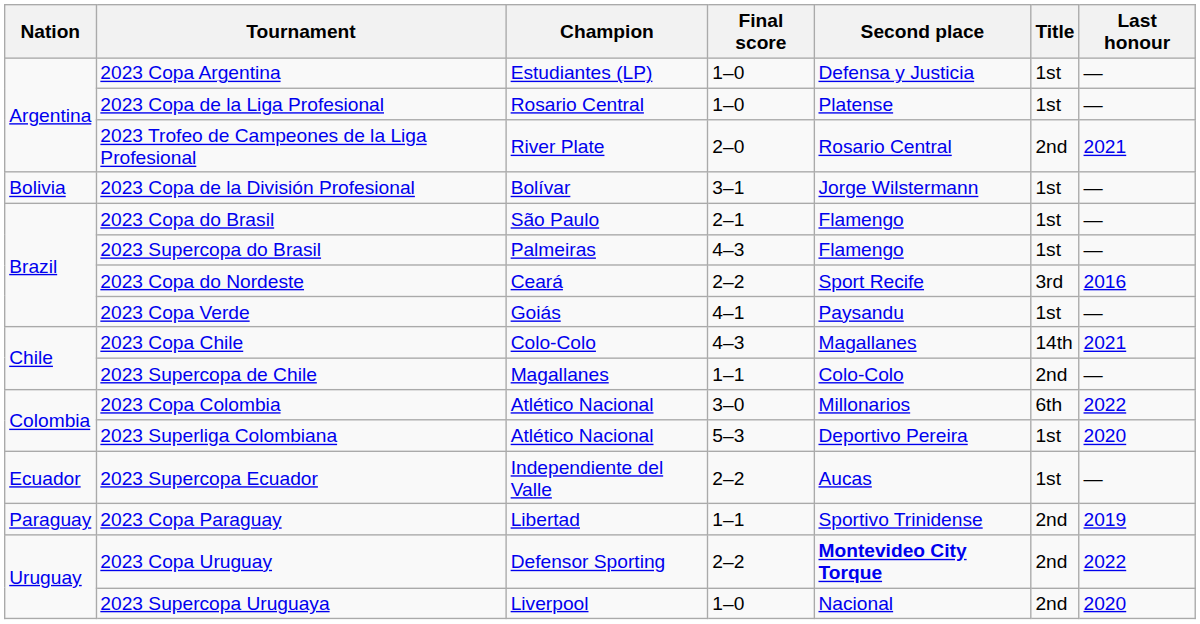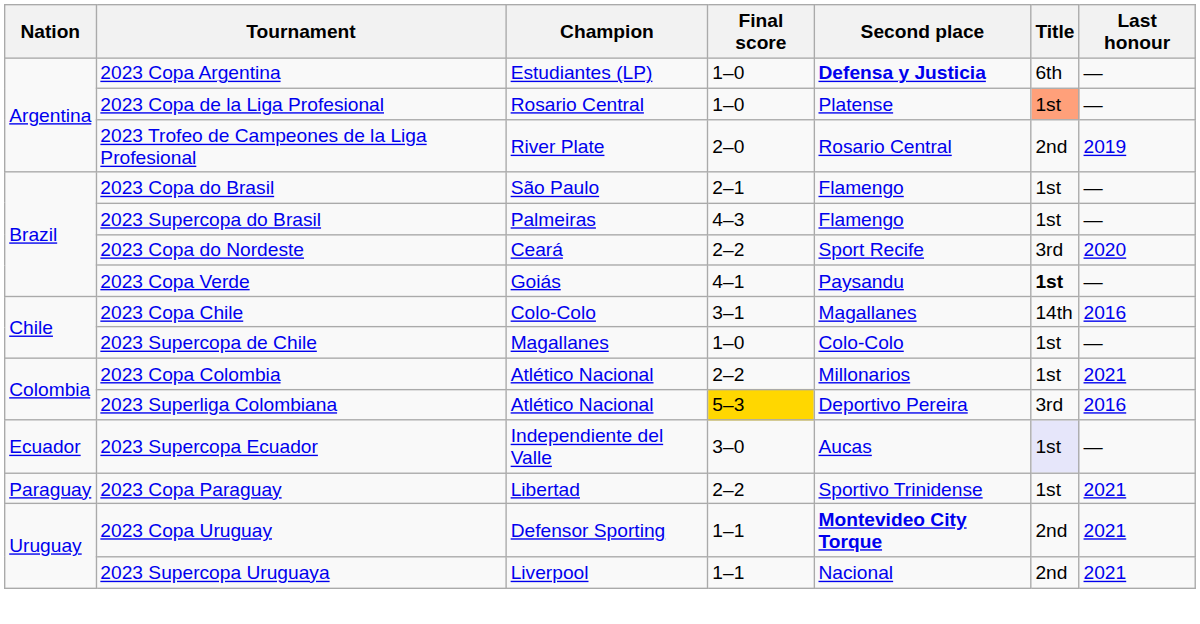(896, 73) normal -> (902, 73) bold
(1048, 73) 1st -> (1049, 73) 6th
(1048, 104) no background -> (1048, 104) lightsalmon background
(1105, 146) 2021 -> (1105, 146) 2019
- row: (258, 188)
(1105, 281) 2016 -> (1105, 250) 2020
(1048, 312) normal -> (1049, 281) bold
(728, 343) 4–3 -> (728, 312) 3–1
(1105, 343) 2021 -> (1105, 312) 2016
(728, 374) 1–1 -> (728, 343) 1–0
(1051, 374) 2nd -> (1048, 343) 1st
(728, 404) 3–0 -> (728, 374) 2–2
(1049, 404) 6th -> (1048, 374) 1st
(1105, 404) 2022 -> (1105, 374) 2021
(728, 435) no background -> (728, 404) gold background
(1048, 435) 1st -> (1049, 404) 3rd
(1105, 435) 2020 -> (1105, 404) 2016
(728, 477) 2–2 -> (728, 446) 3–0
(1048, 477) no background -> (1048, 446) lavender background
(728, 519) 1–1 -> (728, 488) 2–2
(1051, 519) 2nd -> (1048, 488) 1st
(1105, 519) 2019 -> (1105, 488) 2021
(728, 561) 2–2 -> (728, 530) 1–1
(1105, 561) 2022 -> (1105, 530) 2021
(728, 603) 1–0 -> (728, 572) 1–1
(1105, 603) 2020 -> (1105, 572) 2021
